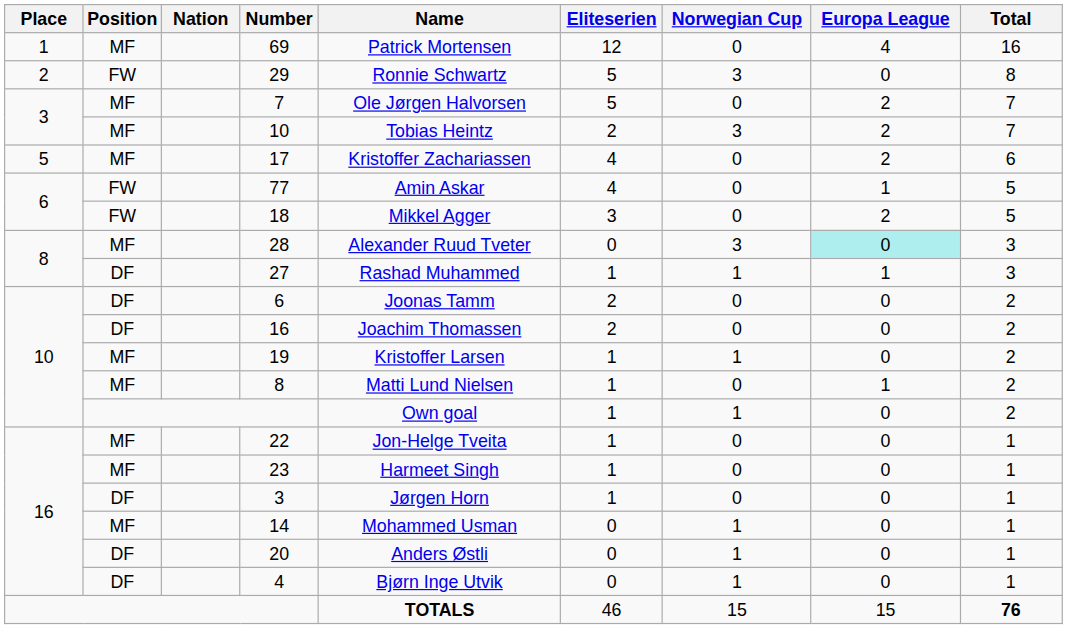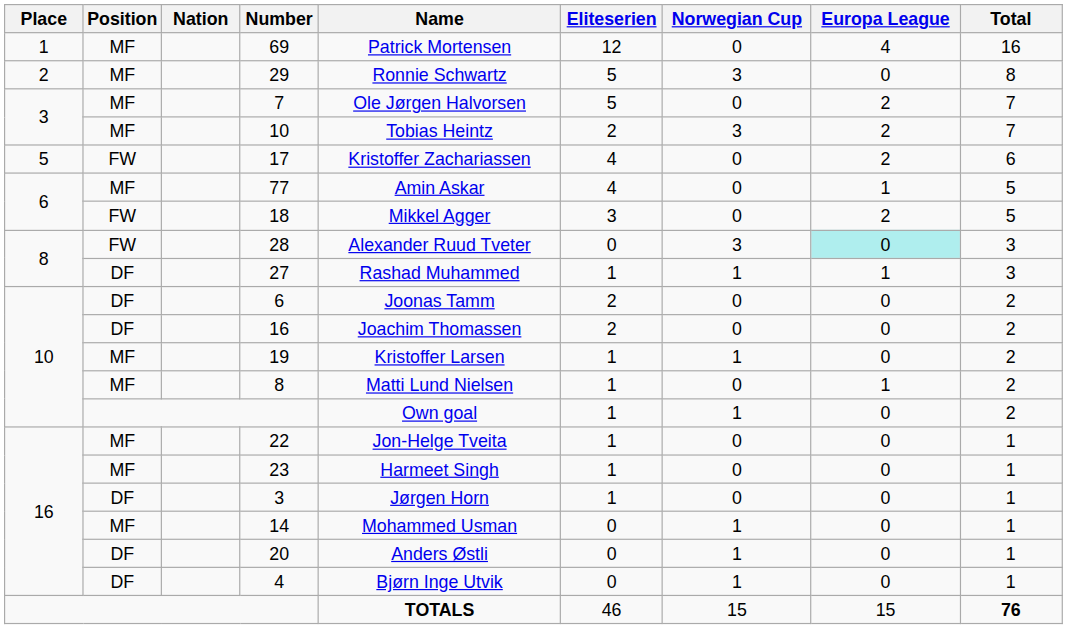(122, 75) FW -> (122, 75) MF
(122, 160) MF -> (122, 160) FW
(122, 188) FW -> (122, 188) MF
(122, 244) MF -> (122, 244) FW
